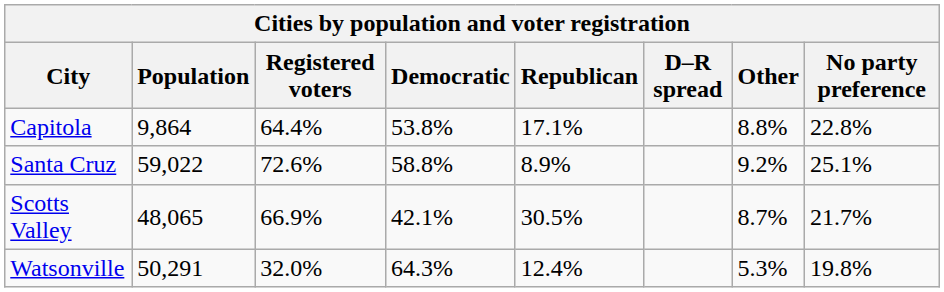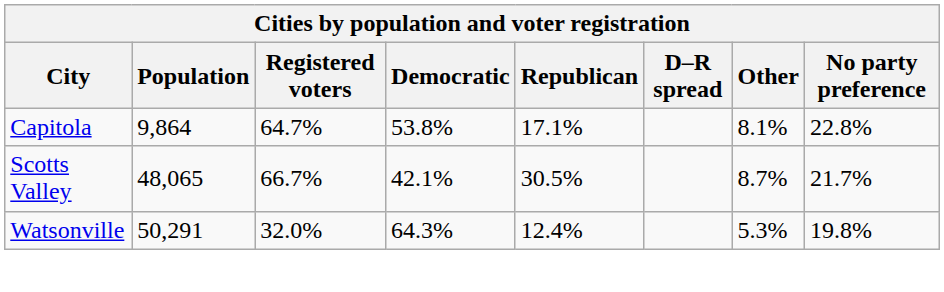(291, 126) 64.4% -> (291, 126) 64.7%
(762, 126) 8.8% -> (762, 126) 8.1%
- row: (63, 164)
(291, 216) 66.9% -> (291, 178) 66.7%
